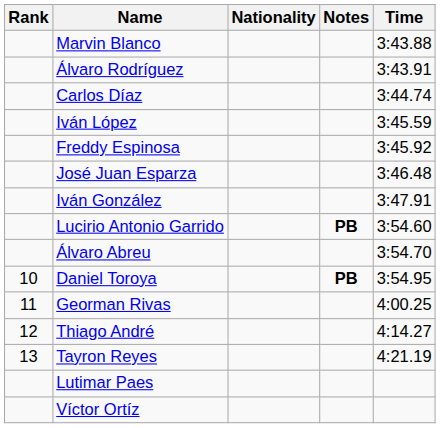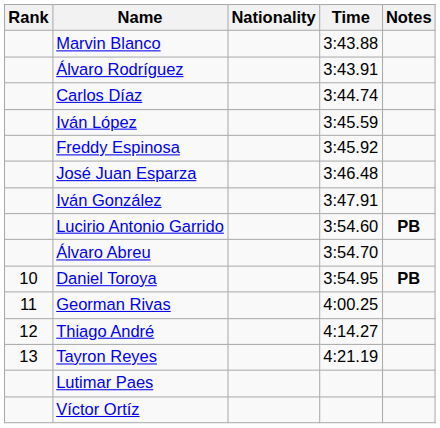columns swapped: (404, 17) <-> (346, 17)
